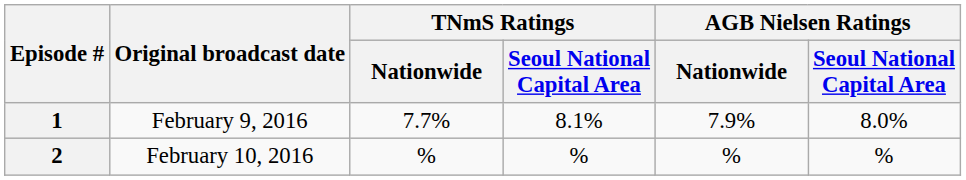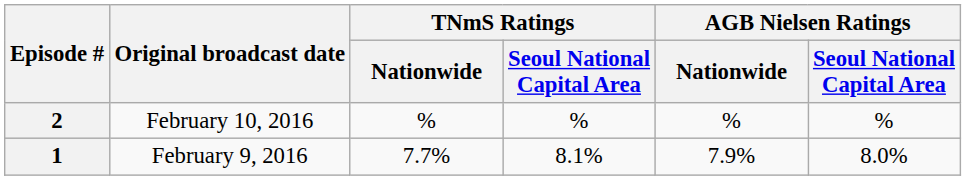rows swapped: (57, 120) <-> (57, 156)
